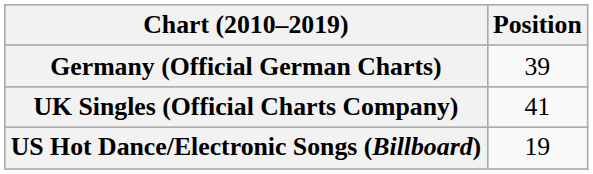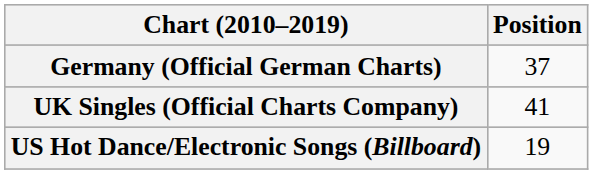(537, 65) 39 -> (537, 65) 37
